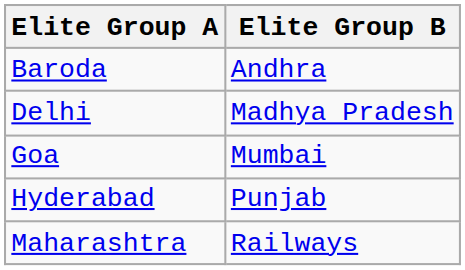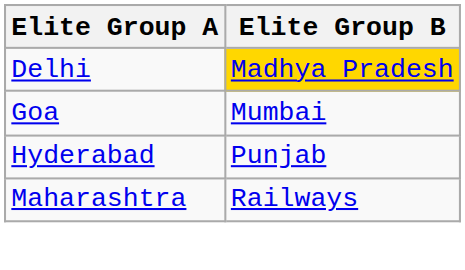- row: (59, 70)
(342, 113) no background -> (342, 70) gold background
